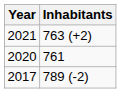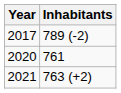rows swapped: (22, 35) <-> (22, 77)
